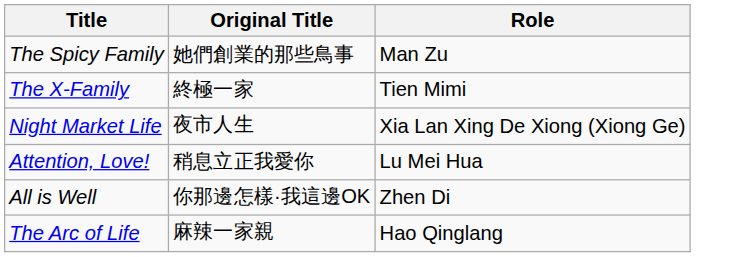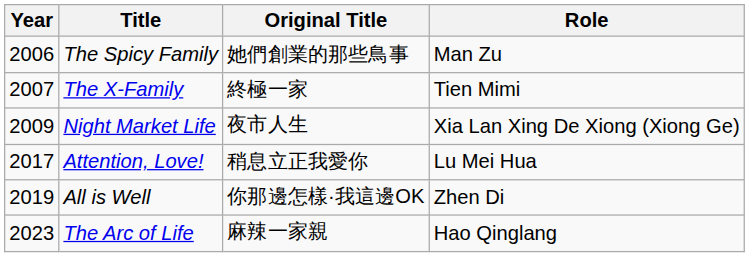+ column: (32, 20)
